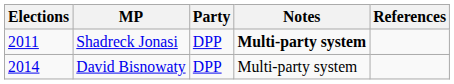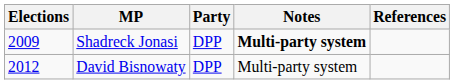(23, 41) 2011 -> (24, 41) 2009
(24, 66) 2014 -> (24, 66) 2012
